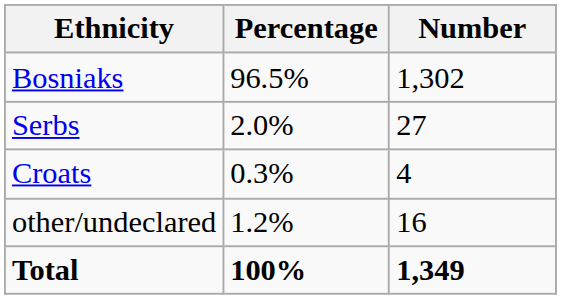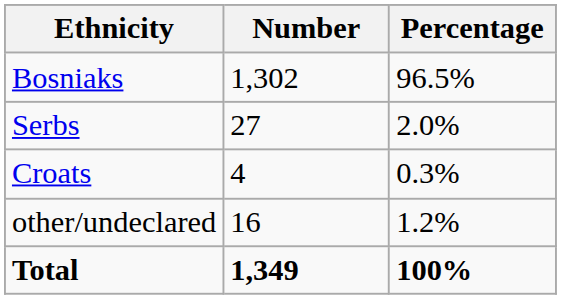columns swapped: (472, 28) <-> (306, 28)
